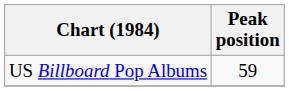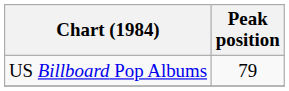(248, 70) 59 -> (248, 70) 79
